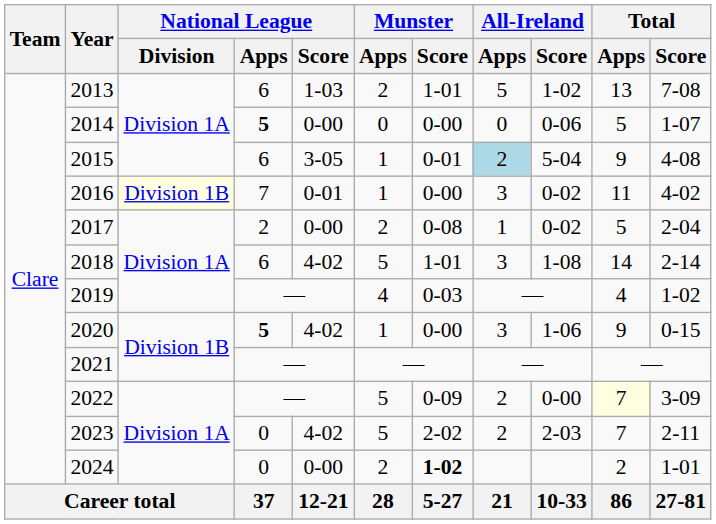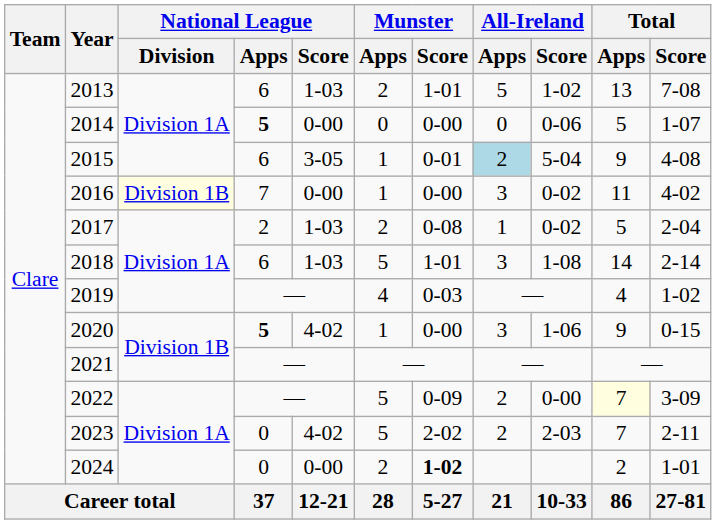(323, 192) 0-01 -> (323, 192) 0-00
(323, 227) 0-00 -> (323, 227) 1-03
(323, 261) 4-02 -> (323, 261) 1-03
